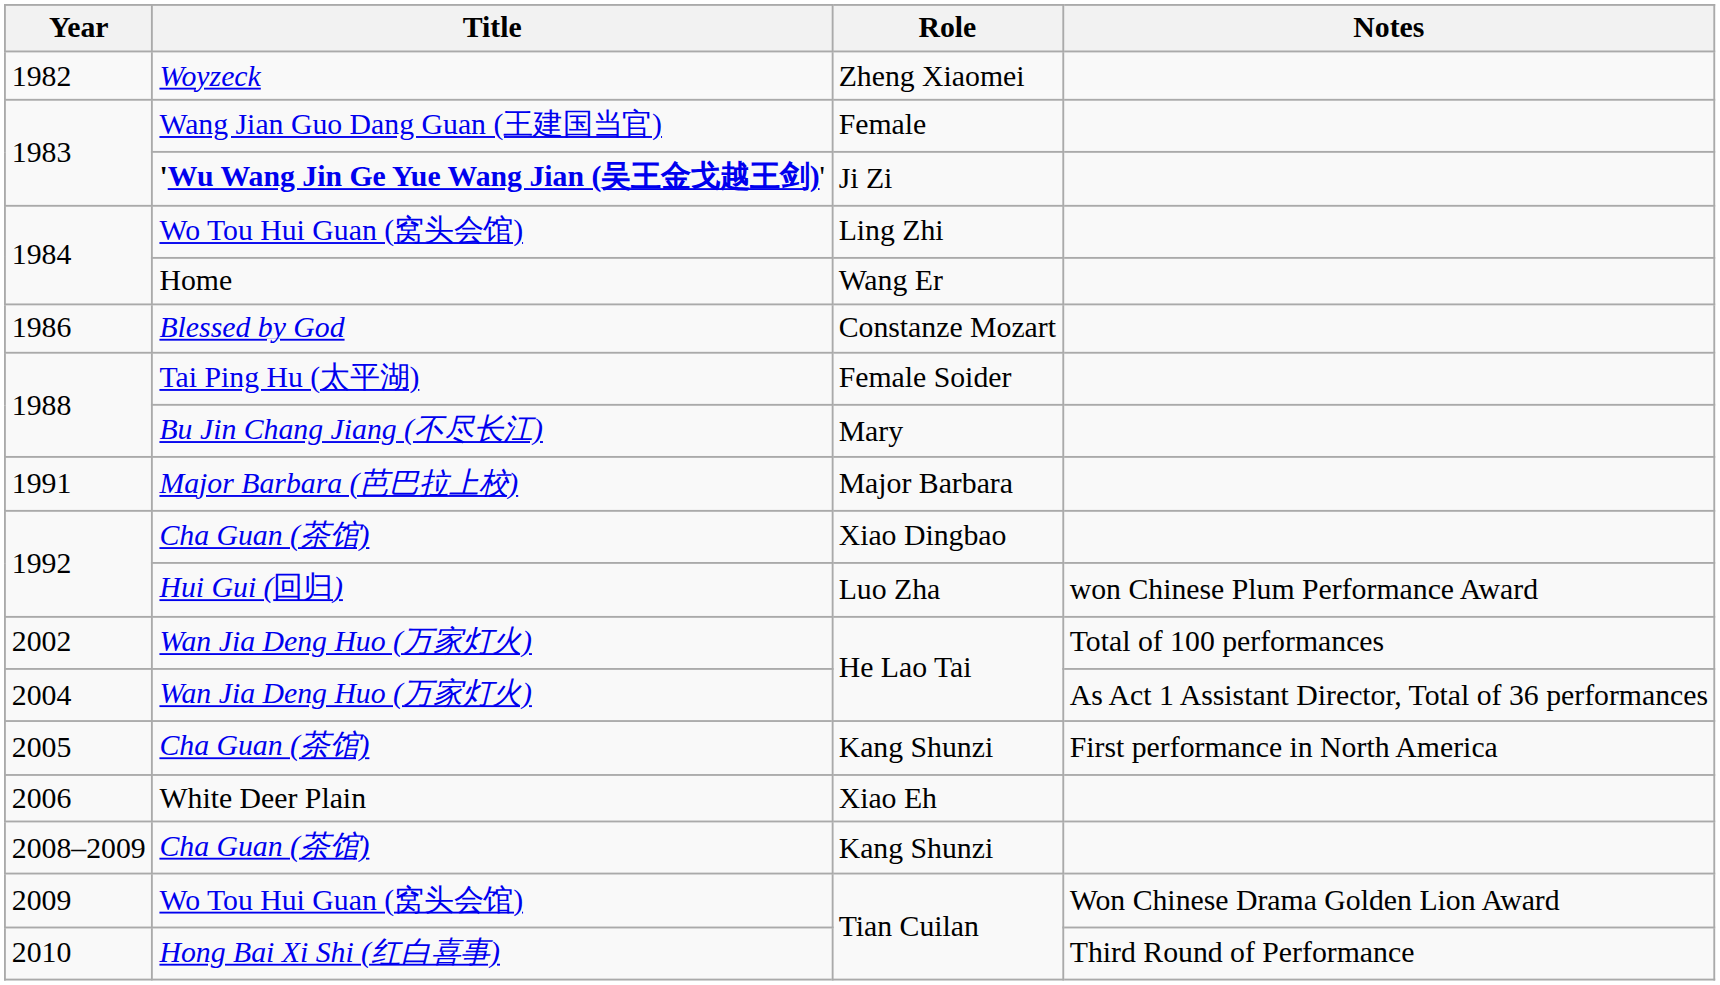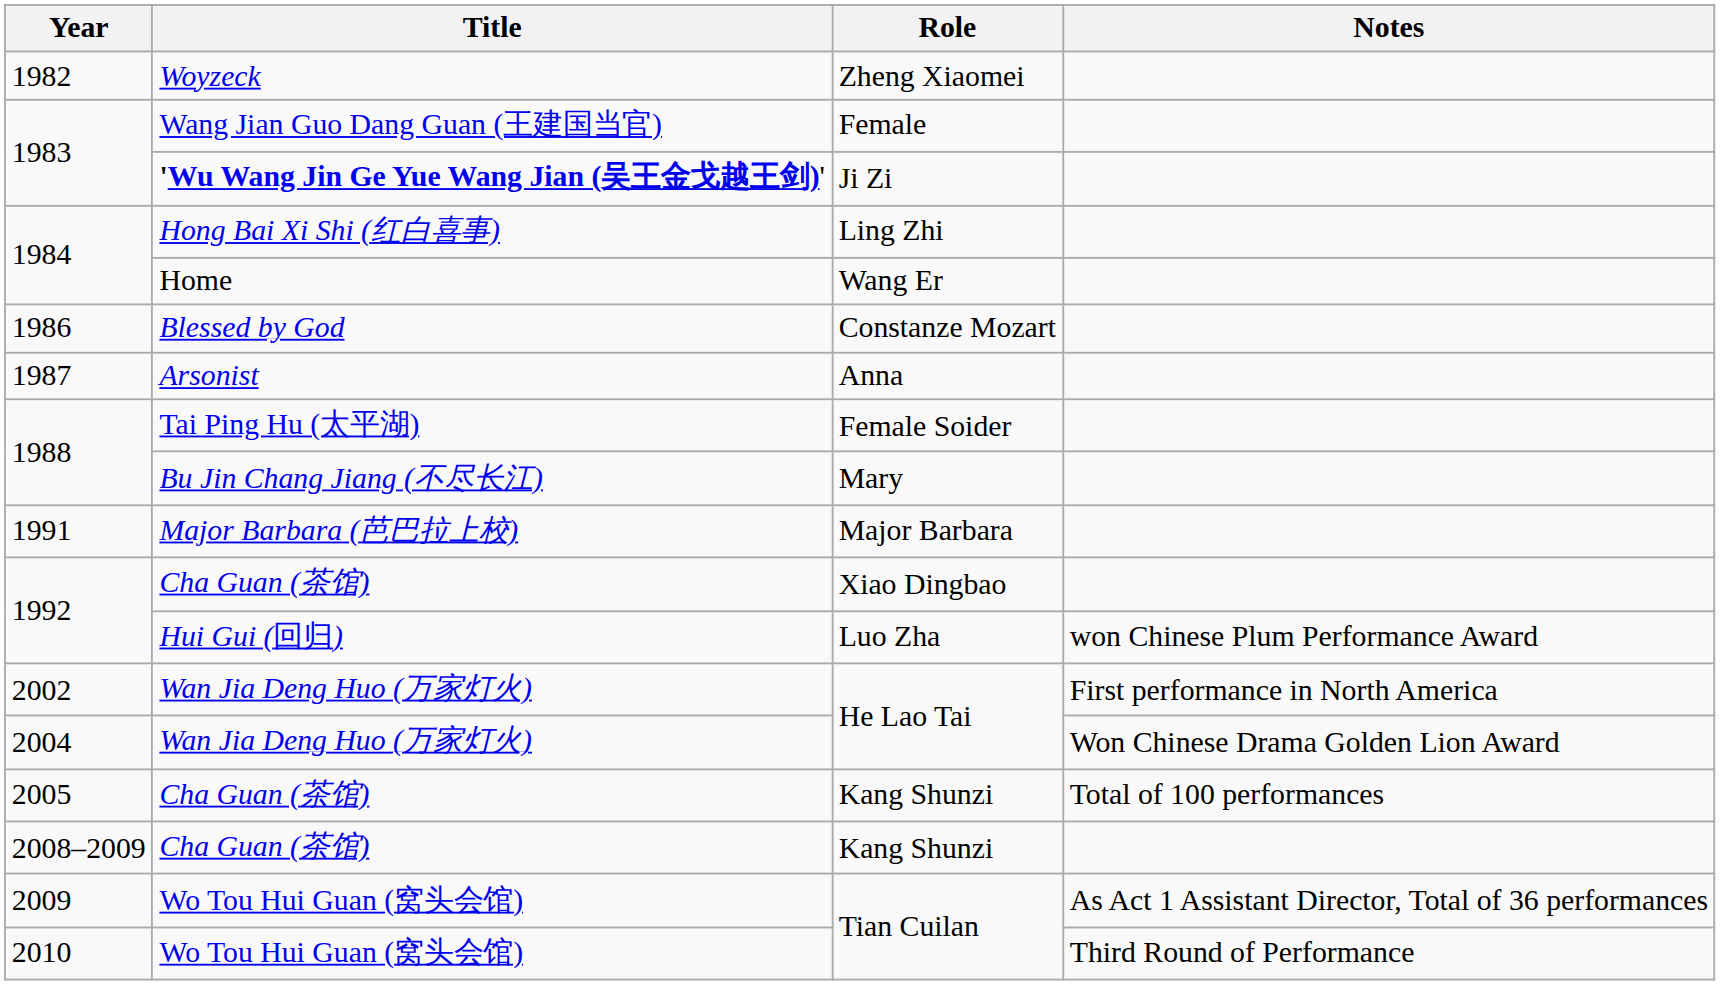(341, 229) Wo Tou Hui Guan (窝头会馆) -> (330, 229) Hong Bai Xi Shi (红白喜事)
+ row: (42, 375)
(1227, 641) Total of 100 performances -> (1284, 689) First performance in North America
(1389, 694) As Act 1 Assistant Director, Total of 36 performances -> (1315, 741) Won Chinese Drama Golden Lion Award
(1284, 747) First performance in North America -> (1227, 794) Total of 100 performances
- row: (42, 797)
(1315, 900) Won Chinese Drama Golden Lion Award -> (1389, 900) As Act 1 Assistant Director, Total of 36 performances
(330, 952) Hong Bai Xi Shi (红白喜事) -> (341, 952) Wo Tou Hui Guan (窝头会馆)
